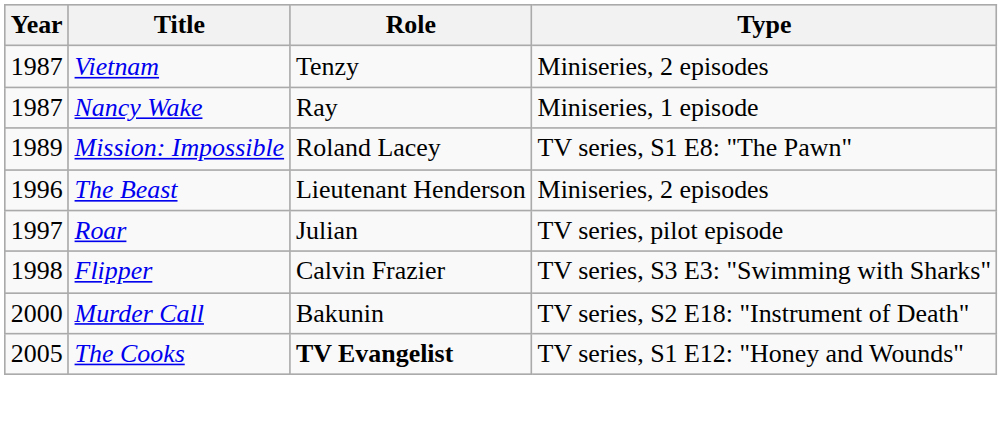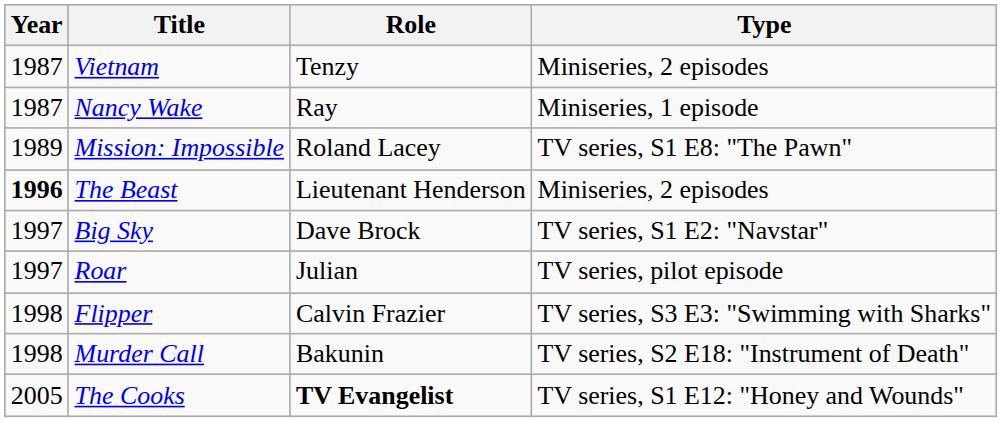(37, 189) normal -> (37, 189) bold
+ row: (114, 230)
(37, 312) 2000 -> (37, 353) 1998
